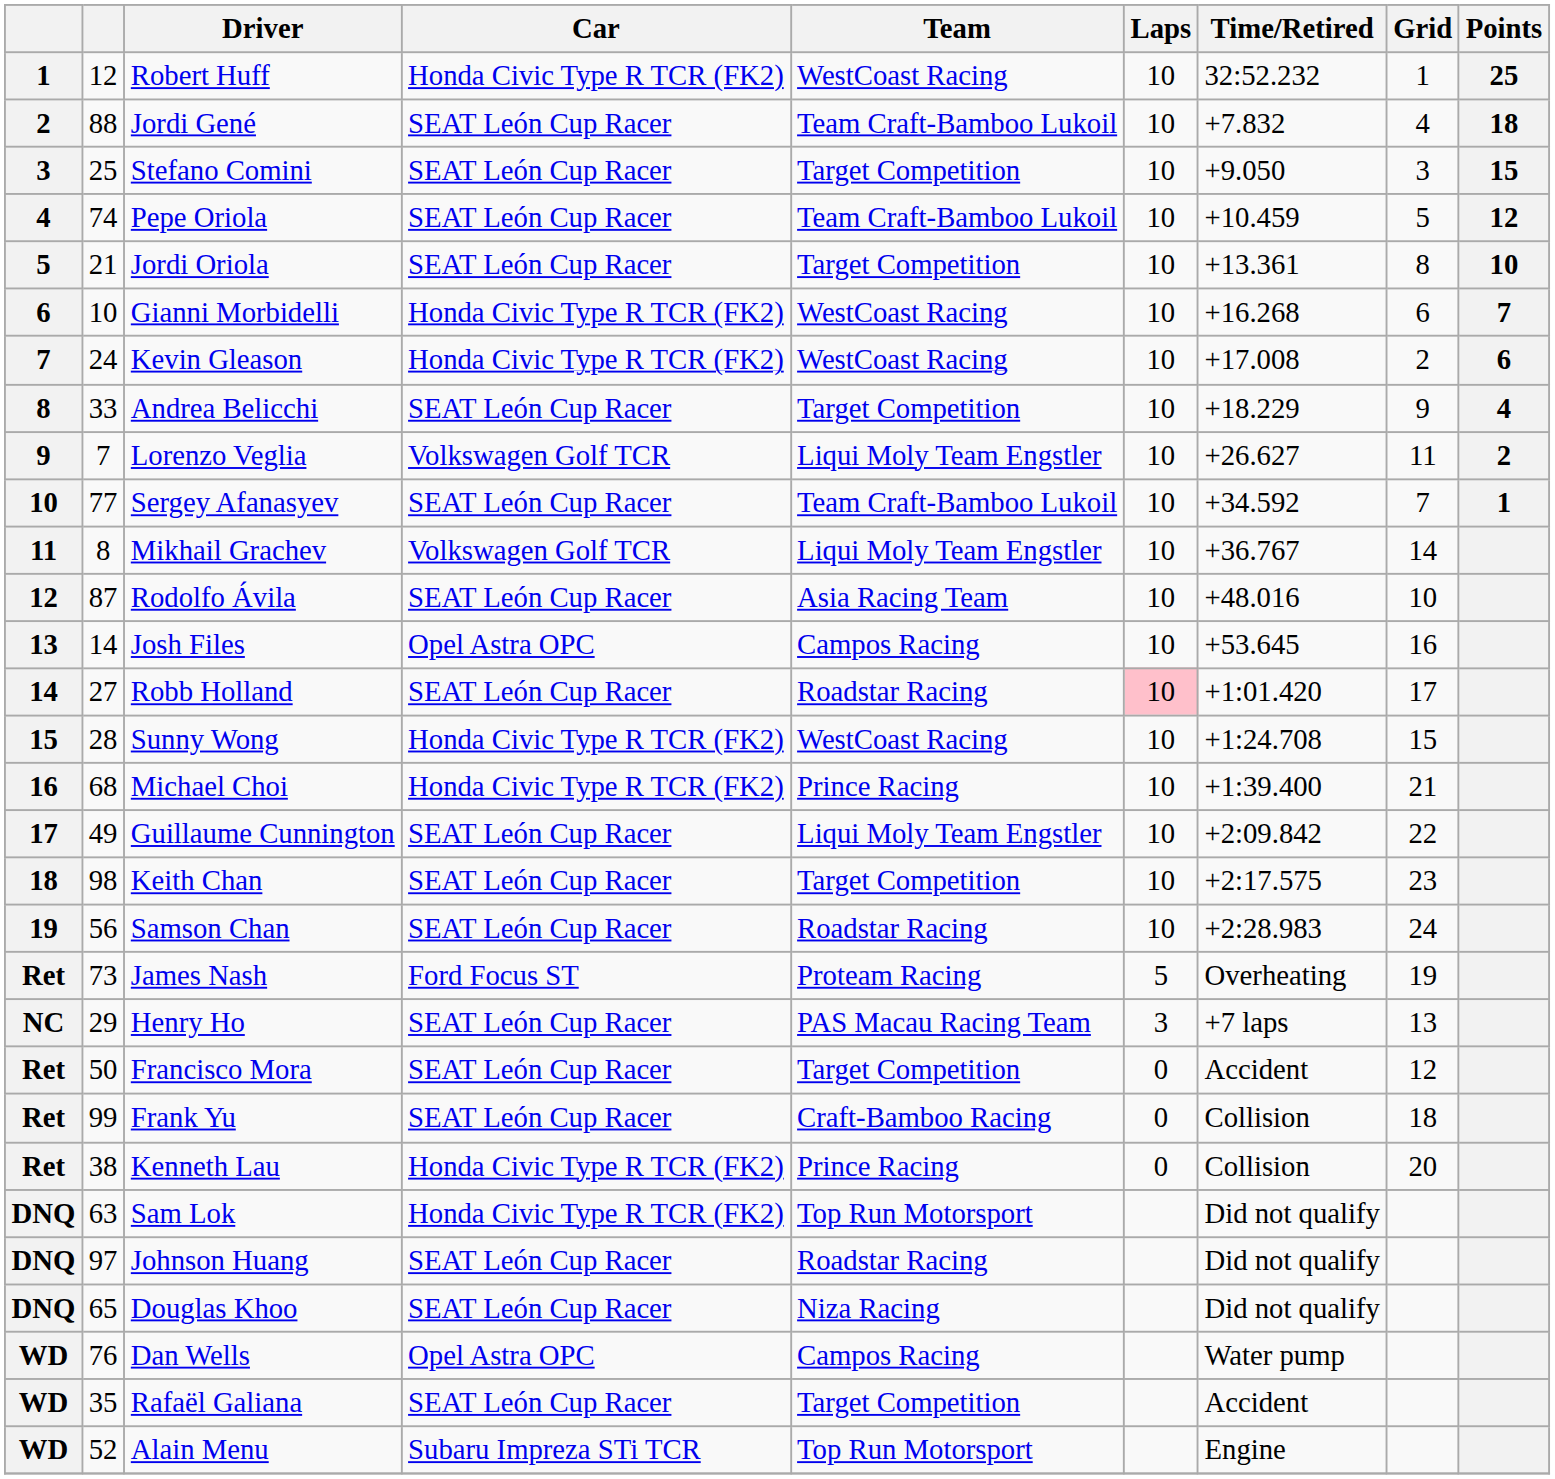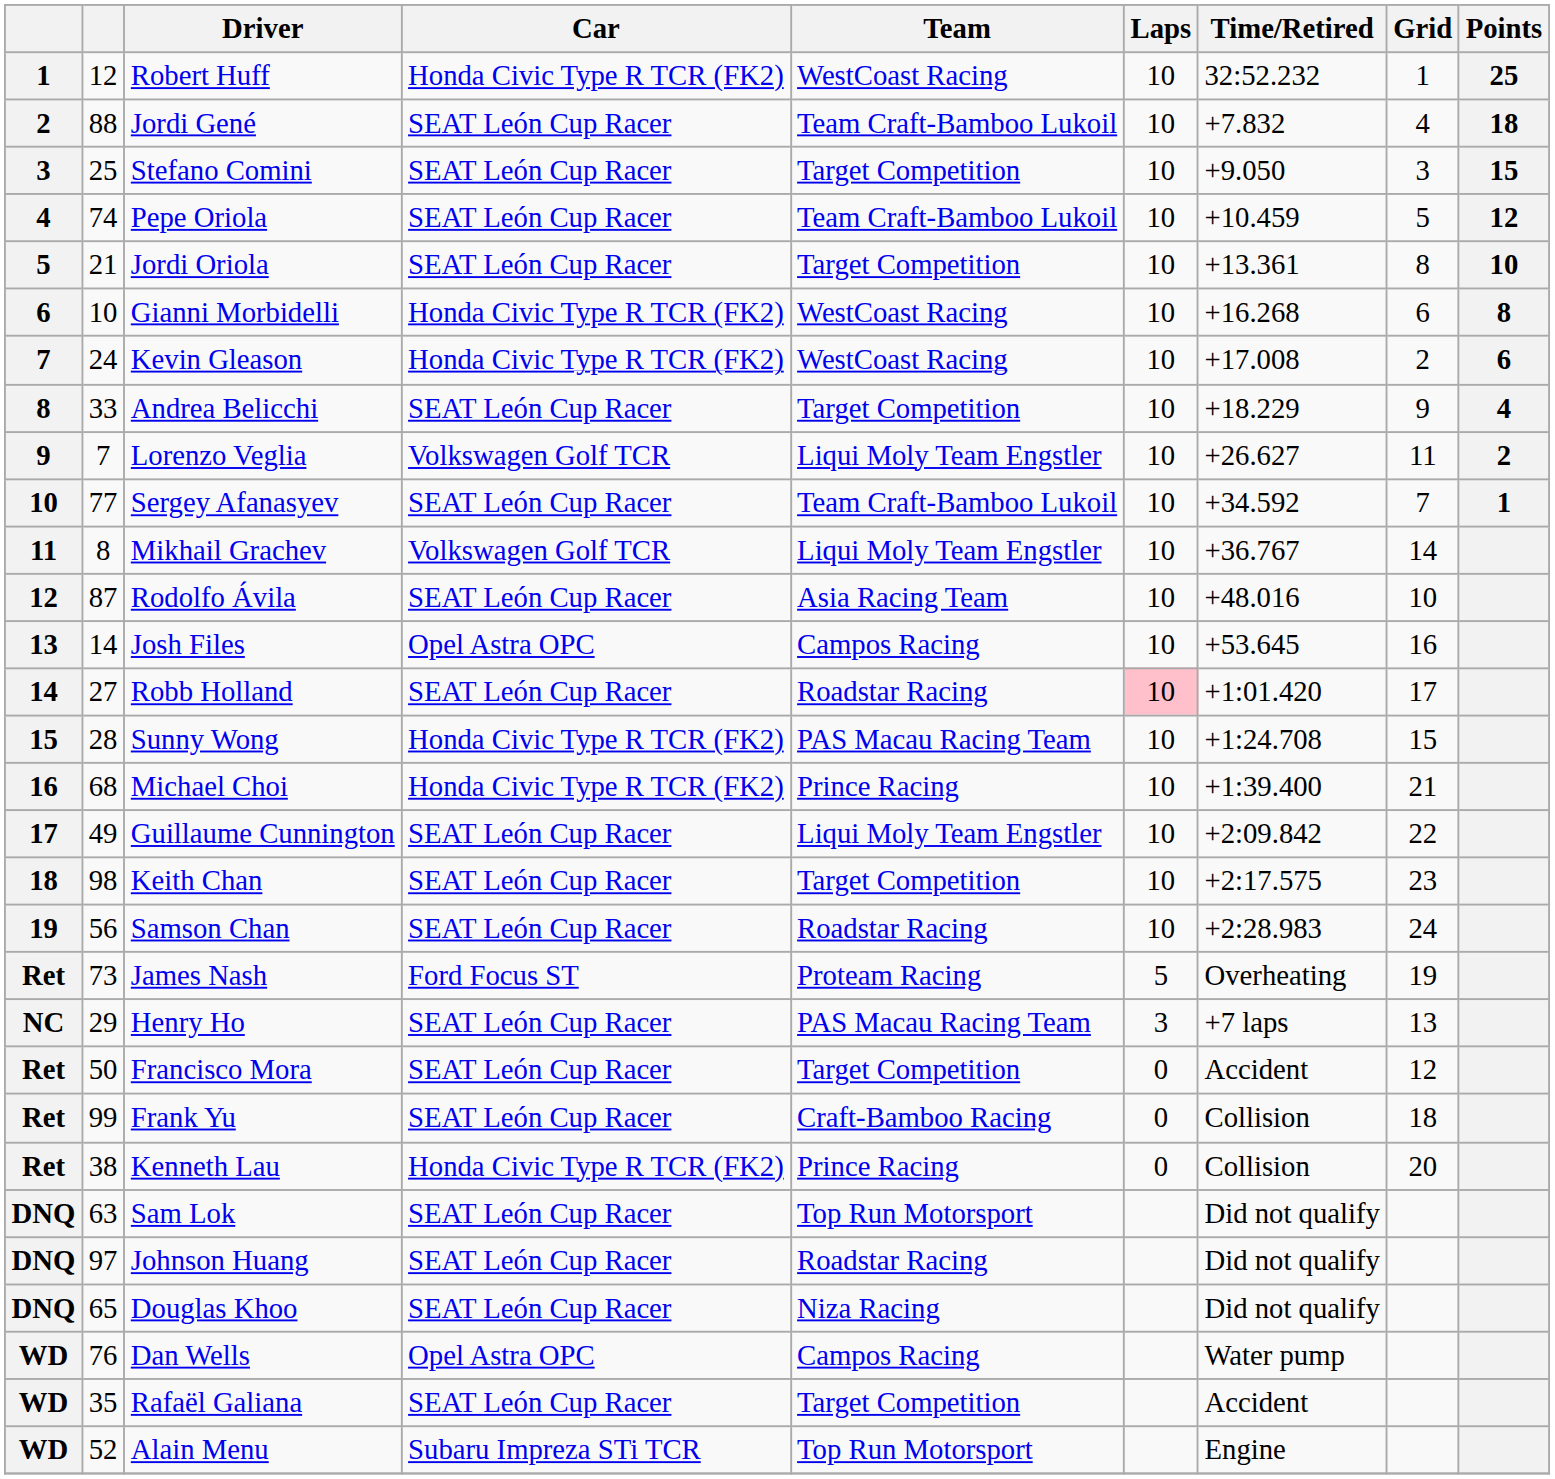(1504, 312) 7 -> (1504, 312) 8
(902, 738) WestCoast Racing -> (944, 738) PAS Macau Racing Team
(596, 1212) Honda Civic Type R TCR (FK2) -> (540, 1212) SEAT León Cup Racer
